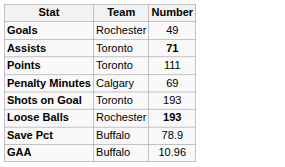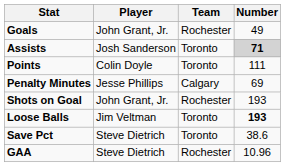+ column: (136, 13)
(172, 48) no background -> (257, 48) lightgrey background
(114, 100) Toronto -> (206, 100) Rochester
(121, 118) Rochester -> (199, 118) Toronto
(113, 135) Buffalo -> (199, 135) Toronto
(172, 135) 78.9 -> (257, 135) 38.6
(113, 153) Buffalo -> (206, 153) Rochester
